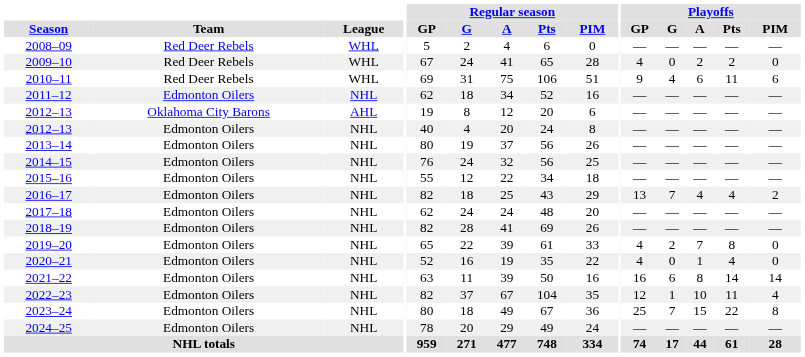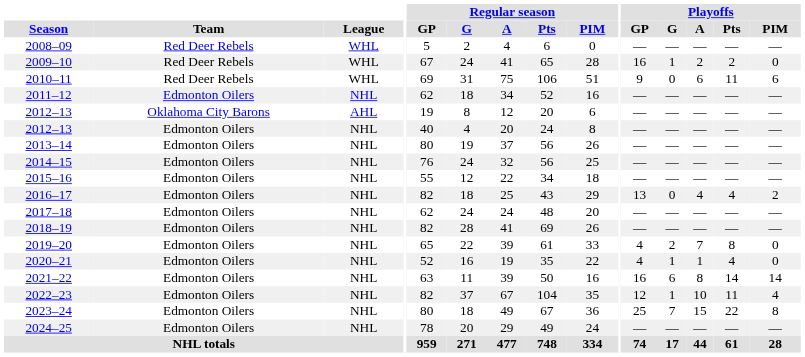(640, 62) 4 -> (640, 62) 16
(672, 62) 0 -> (672, 62) 1
(672, 78) 4 -> (672, 78) 0
(672, 194) 7 -> (672, 194) 0
(672, 261) 0 -> (672, 261) 1
